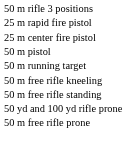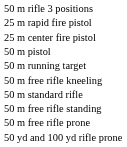+ row: (43, 94)
rows swapped: (63, 109) <-> (47, 123)
